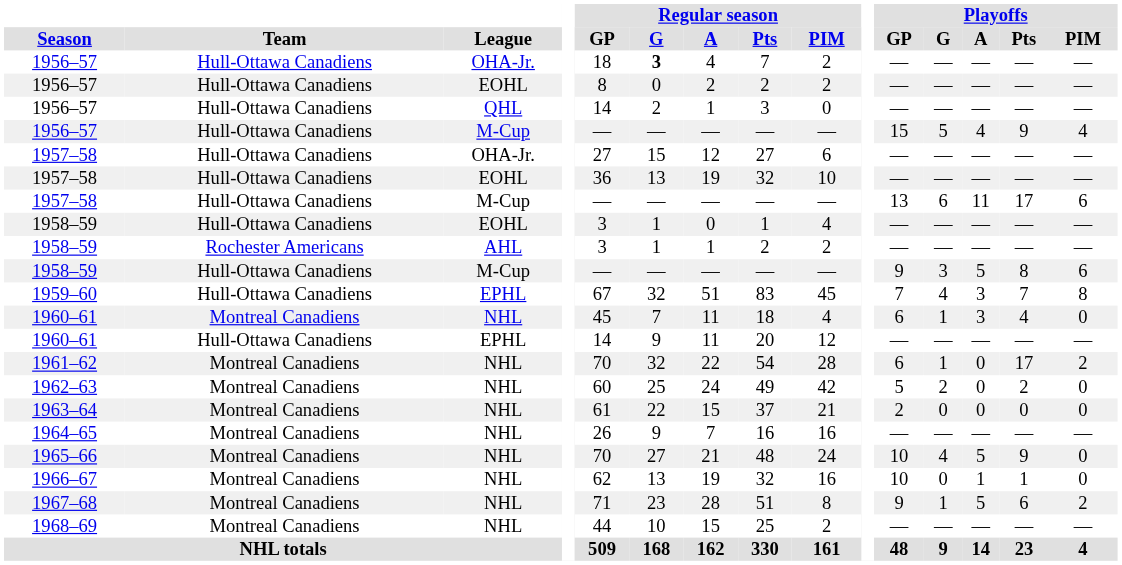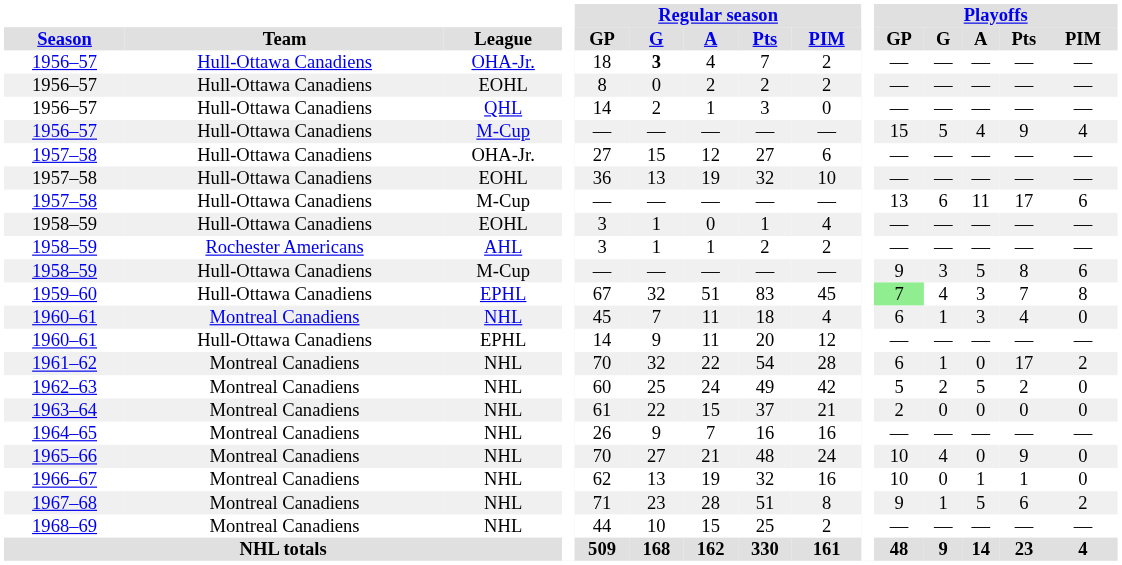(899, 293) no background -> (899, 293) lightgreen background
(981, 386) 0 -> (981, 386) 5
(981, 456) 5 -> (981, 456) 0
